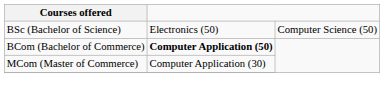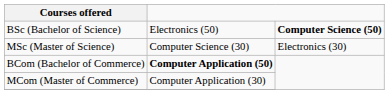(327, 30) normal -> (330, 30) bold
+ row: (61, 47)
